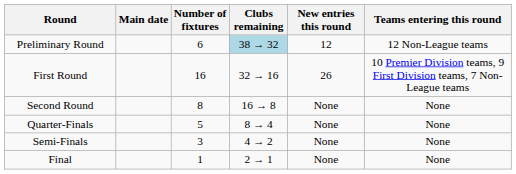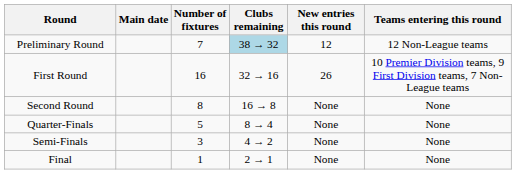(200, 44) 6 -> (200, 44) 7
